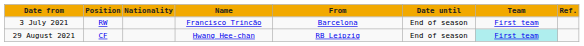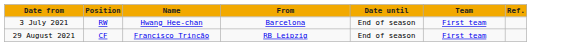- column: (149, 10)
(224, 23) Francisco Trincão -> (172, 23) Hwang Hee-chan
(224, 35) Hwang Hee-chan -> (172, 35) Francisco Trincão
(516, 35) paleturquoise background -> (464, 35) no background
